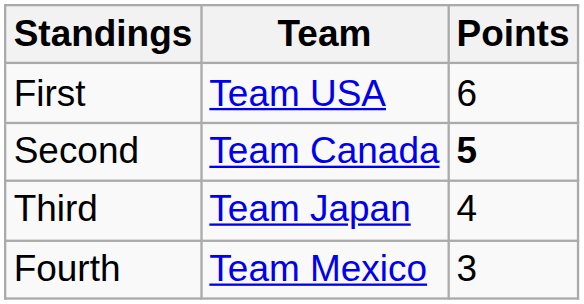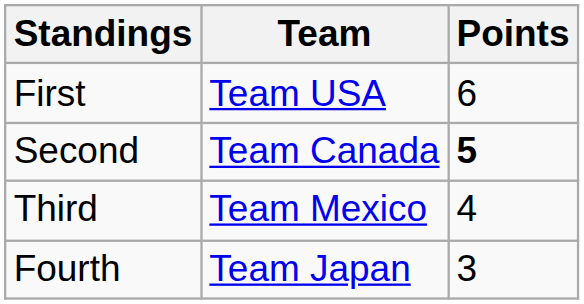(310, 209) Team Japan -> (318, 209) Team Mexico
(318, 268) Team Mexico -> (310, 268) Team Japan
